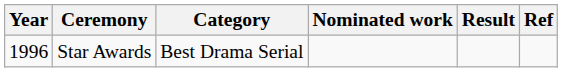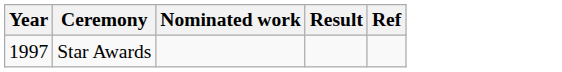- column: (232, 19)
(29, 50) 1996 -> (29, 50) 1997
